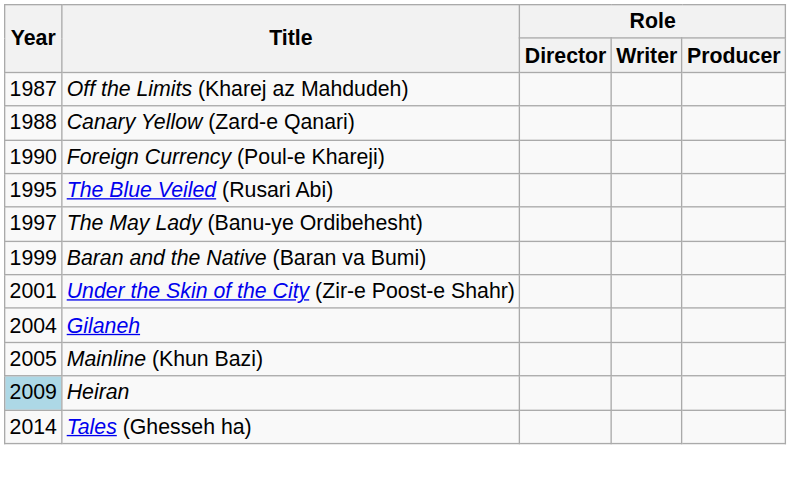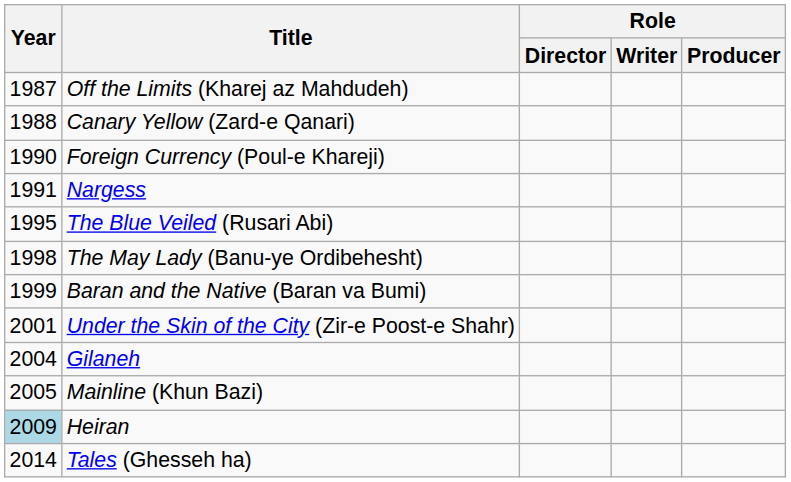+ row: (106, 190)
(33, 223) 1997 -> (33, 257) 1998
